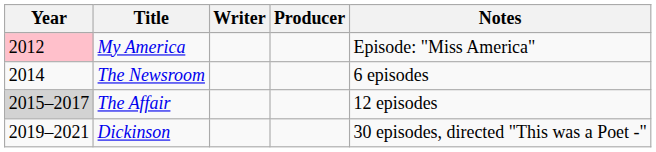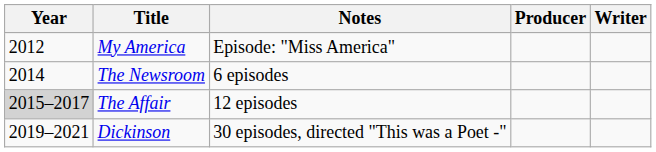columns swapped: (239, 18) <-> (500, 18)
(27, 47) pink background -> (27, 47) no background
